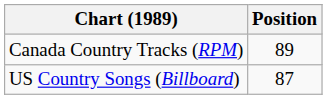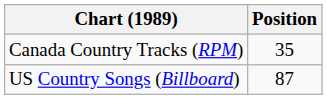(285, 49) 89 -> (285, 49) 35
